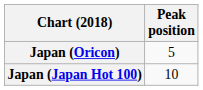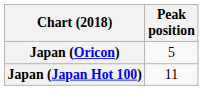(171, 74) 10 -> (171, 74) 11
